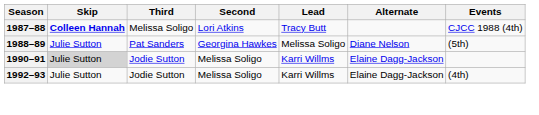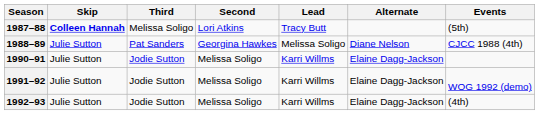(485, 28) CJCC 1988 (4th) -> (458, 28) (5th)
(458, 43) (5th) -> (485, 43) CJCC 1988 (4th)
(76, 59) lightgrey background -> (76, 59) no background
+ row: (26, 80)
